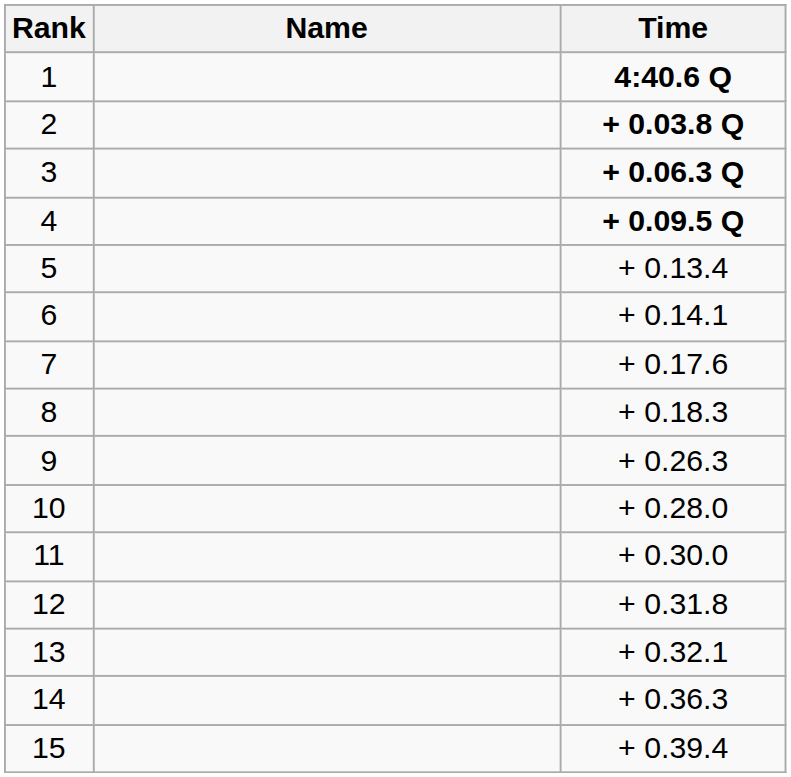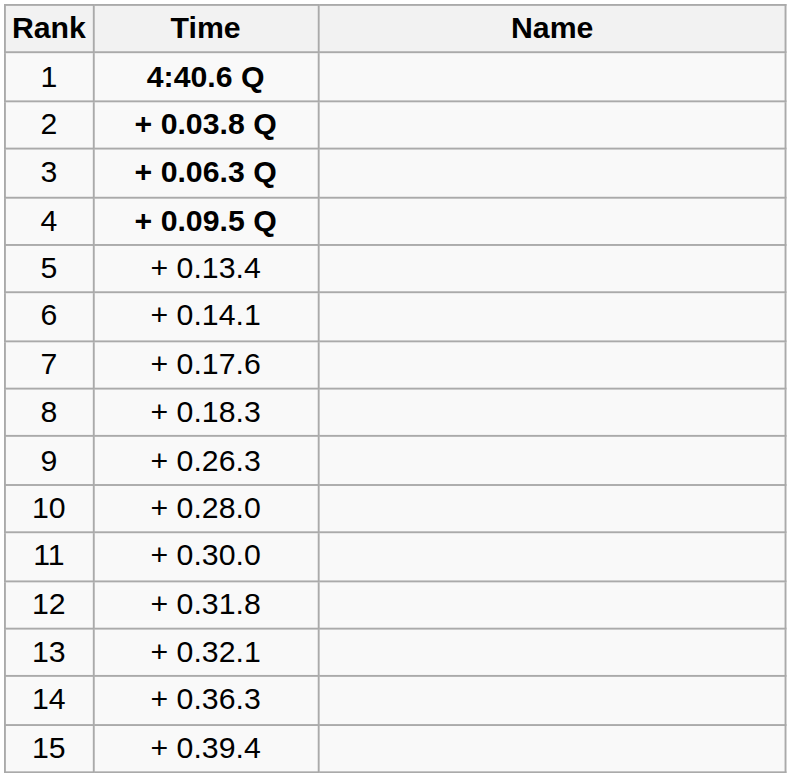columns swapped: (327, 28) <-> (673, 28)
